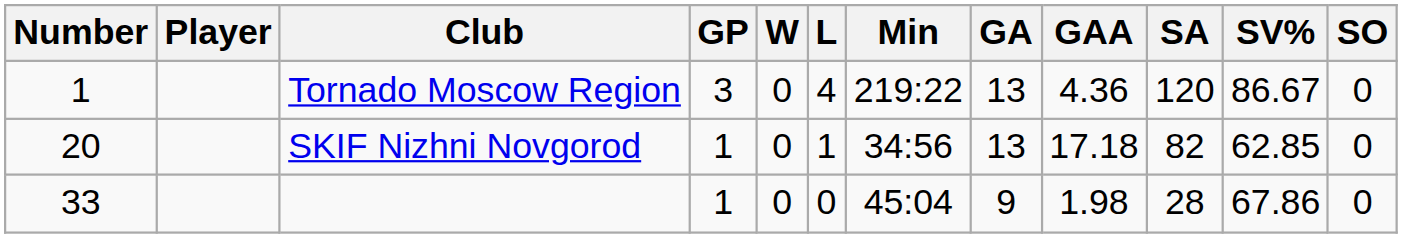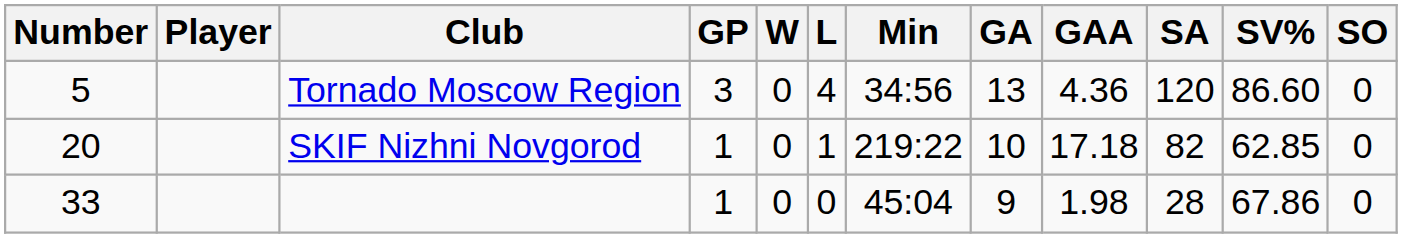(81, 89) 1 -> (81, 89) 5
(908, 89) 219:22 -> (908, 89) 34:56
(1276, 89) 86.67 -> (1276, 89) 86.60
(908, 145) 34:56 -> (908, 145) 219:22
(1006, 145) 13 -> (1006, 145) 10
